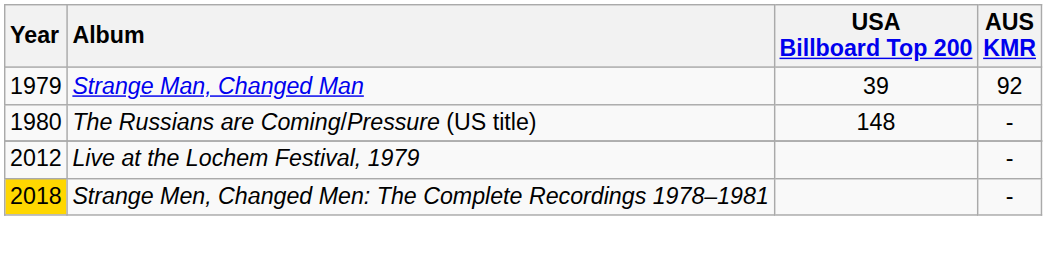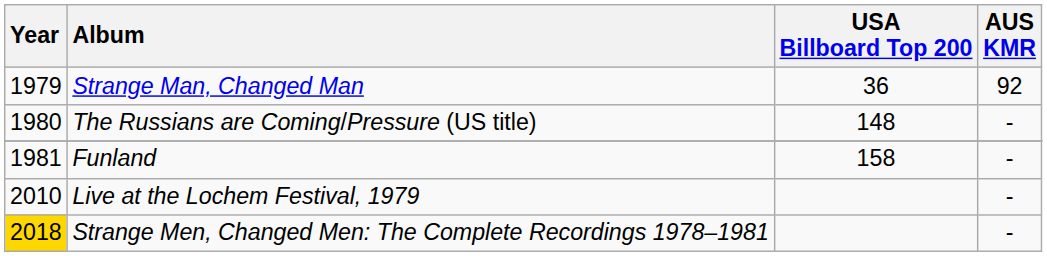(876, 85) 39 -> (876, 85) 36
+ row: (114, 159)
(36, 159) 2012 -> (36, 196) 2010
